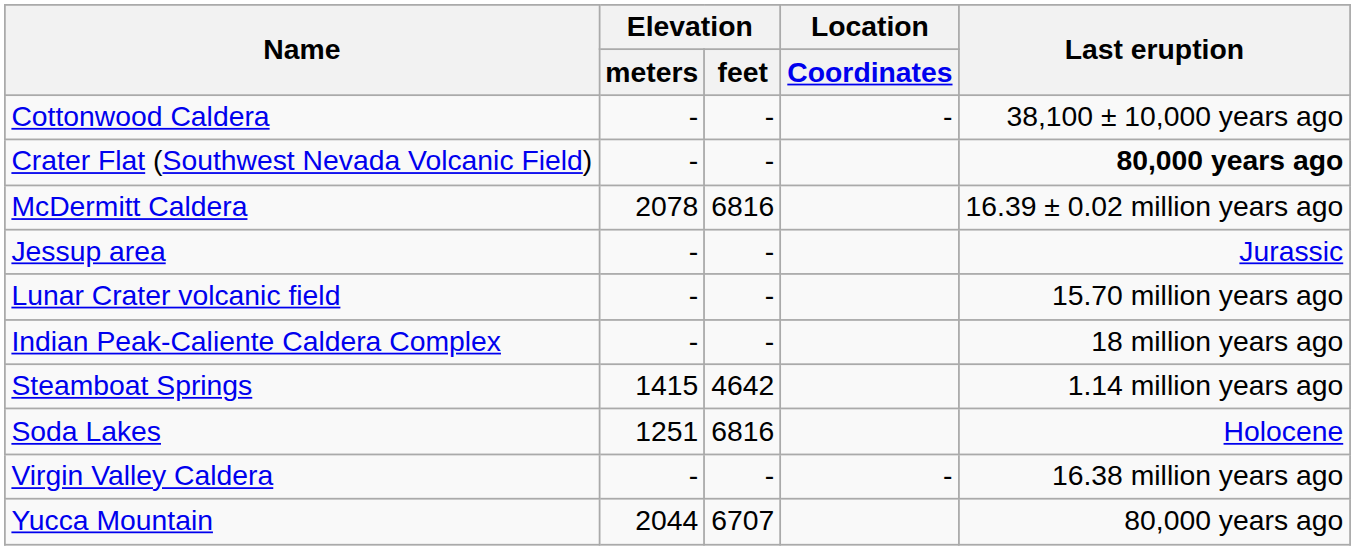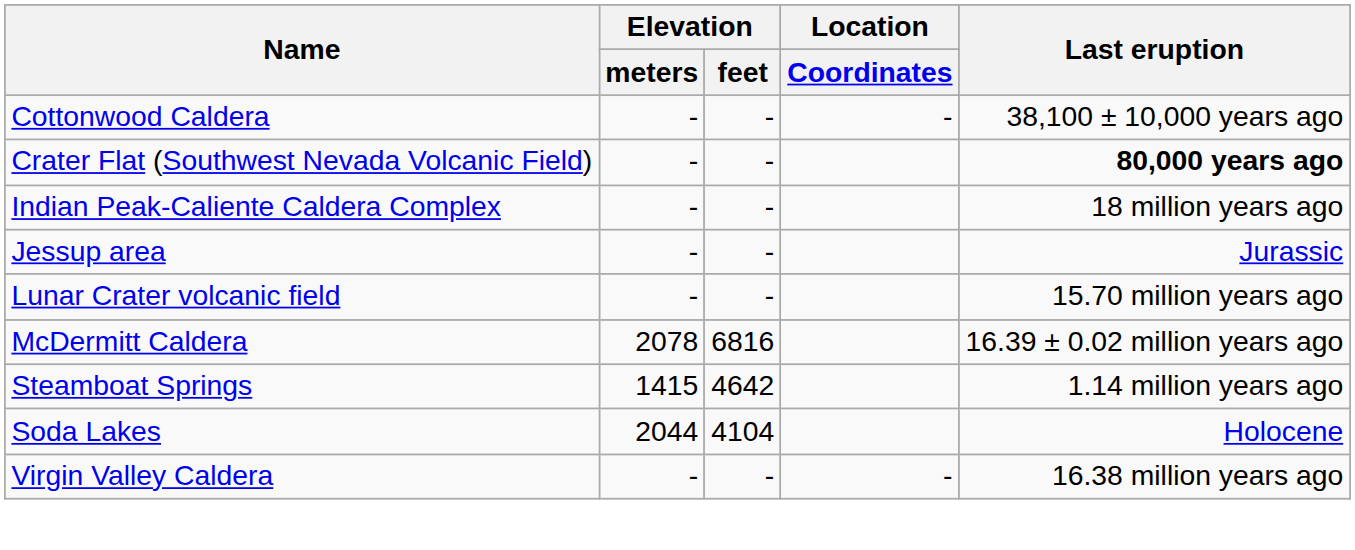rows swapped: (256, 341) <-> (129, 206)
(667, 431) 1251 -> (667, 431) 2044
(743, 431) 6816 -> (743, 431) 4104
- row: (112, 521)
